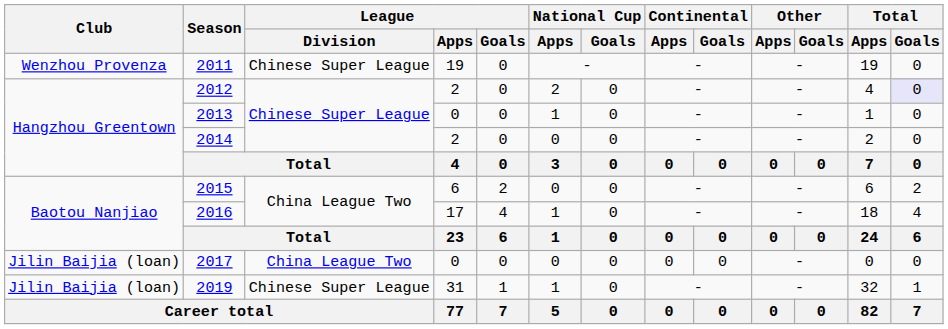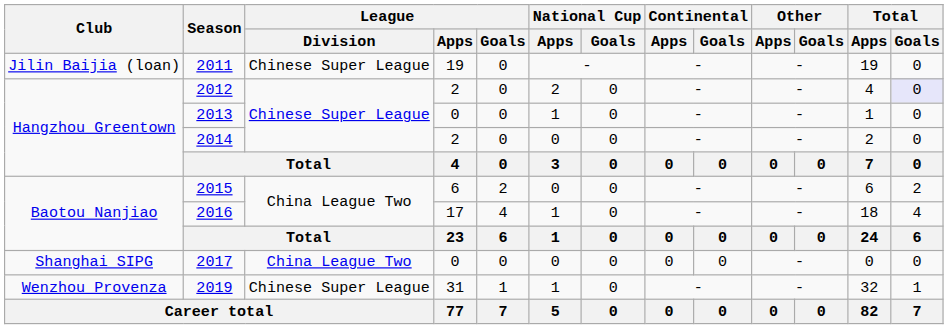(94, 66) Wenzhou Provenza -> (94, 66) Jilin Baijia (loan)
(94, 263) Jilin Baijia (loan) -> (94, 263) Shanghai SIPG
(94, 287) Jilin Baijia (loan) -> (94, 287) Wenzhou Provenza
